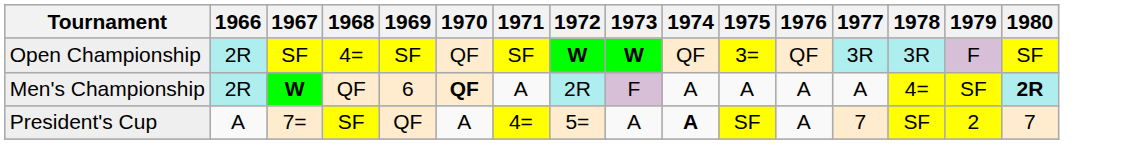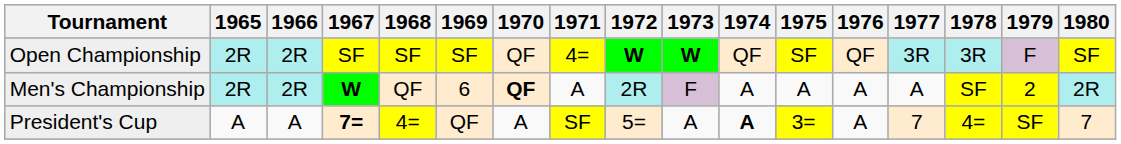+ column: (238, 22)
(351, 55) 4= -> (408, 55) SF
(521, 55) SF -> (577, 55) 4=
(747, 55) 3= -> (804, 55) SF
(917, 89) 4= -> (973, 89) SF
(973, 89) SF -> (1030, 89) 2
(1030, 89) bold -> (1086, 89) normal
(295, 123) normal -> (351, 123) bold
(351, 123) SF -> (408, 123) 4=
(521, 123) 4= -> (577, 123) SF
(747, 123) SF -> (804, 123) 3=
(917, 123) SF -> (973, 123) 4=
(973, 123) 2 -> (1030, 123) SF
